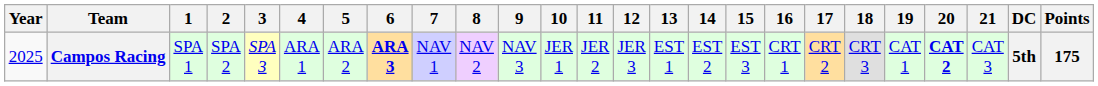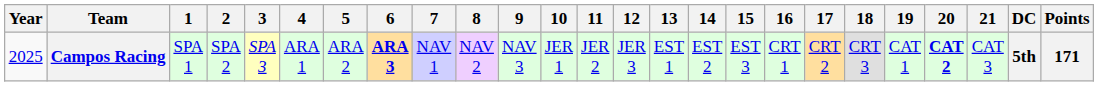(1067, 56) 175 -> (1067, 56) 171
